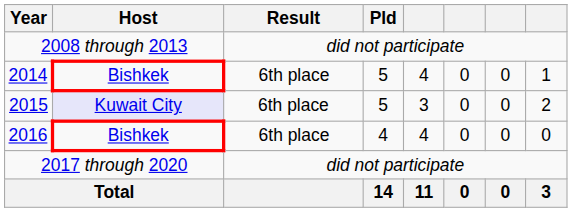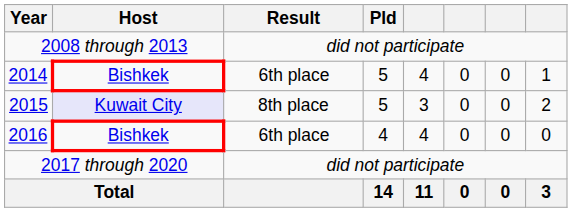(293, 105) 6th place -> (293, 105) 8th place
